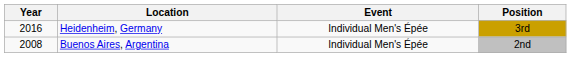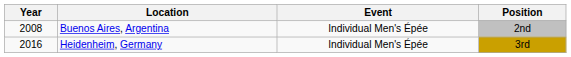rows swapped: (114, 45) <-> (111, 29)
